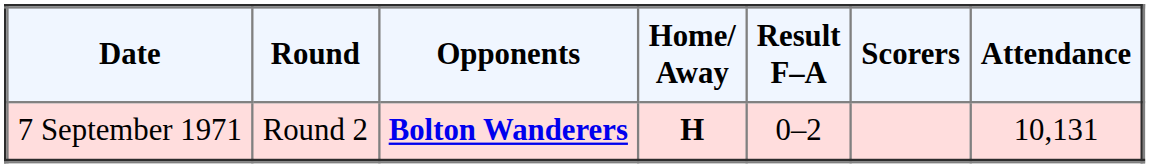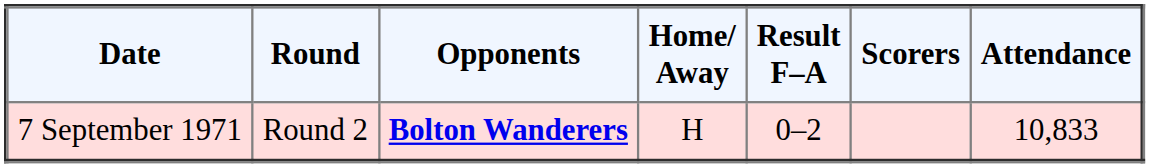(692, 130) bold -> (692, 130) normal
(1056, 130) 10,131 -> (1056, 130) 10,833
